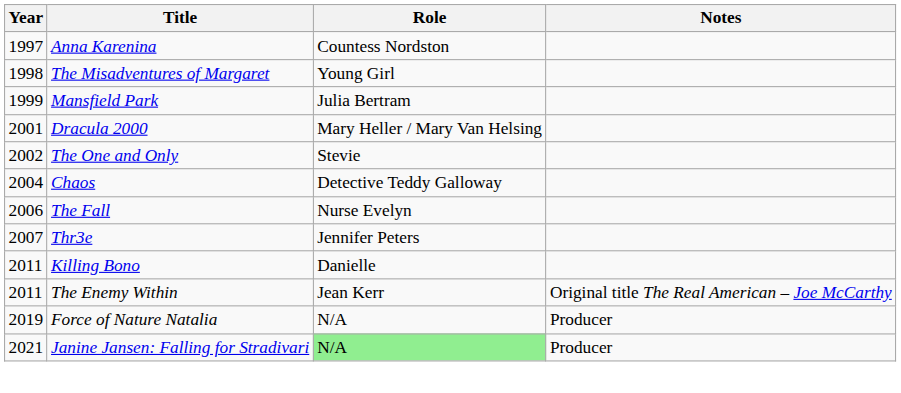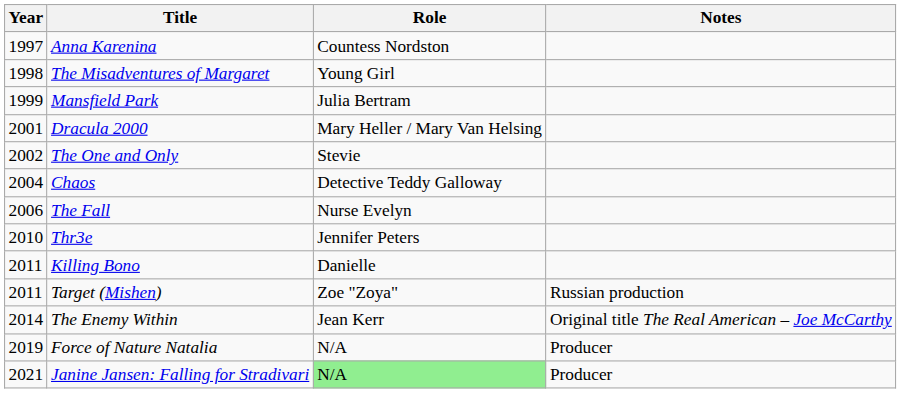(26, 237) 2007 -> (26, 237) 2010
+ row: (106, 292)
(25, 292) 2011 -> (26, 319) 2014
